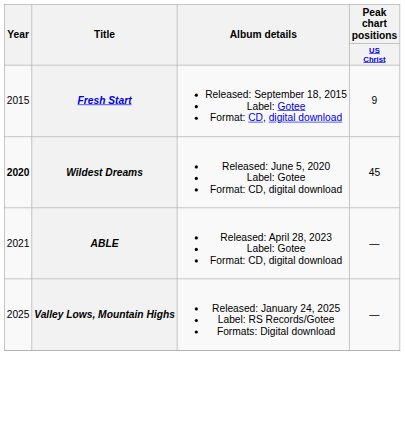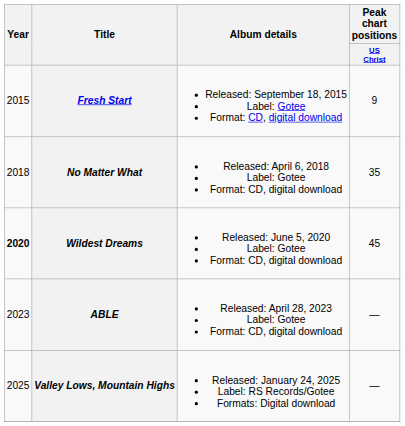+ row: (105, 172)
(18, 243) 2021 -> (18, 314) 2023
